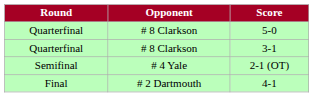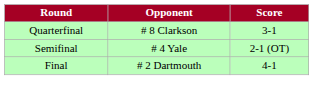- row: (269, 30)
